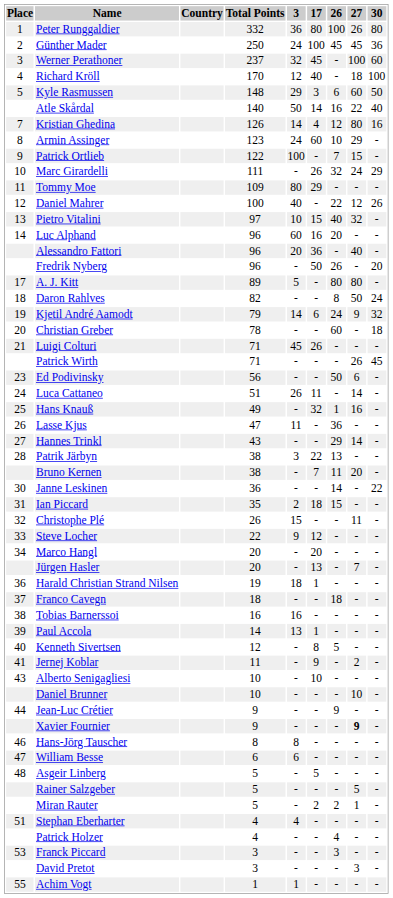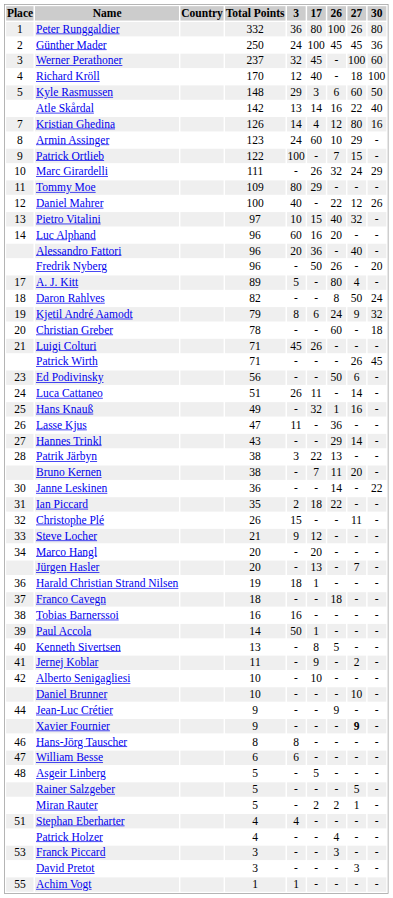(255, 108) 140 -> (255, 108) 142
(296, 108) 50 -> (296, 108) 13
(357, 282) 80 -> (357, 282) 4
(296, 314) 14 -> (296, 314) 8
(336, 504) 15 -> (336, 504) 22
(255, 536) 22 -> (255, 536) 21
(296, 631) 13 -> (296, 631) 50
(255, 647) 12 -> (255, 647) 13
(20, 678) 43 -> (20, 678) 42
